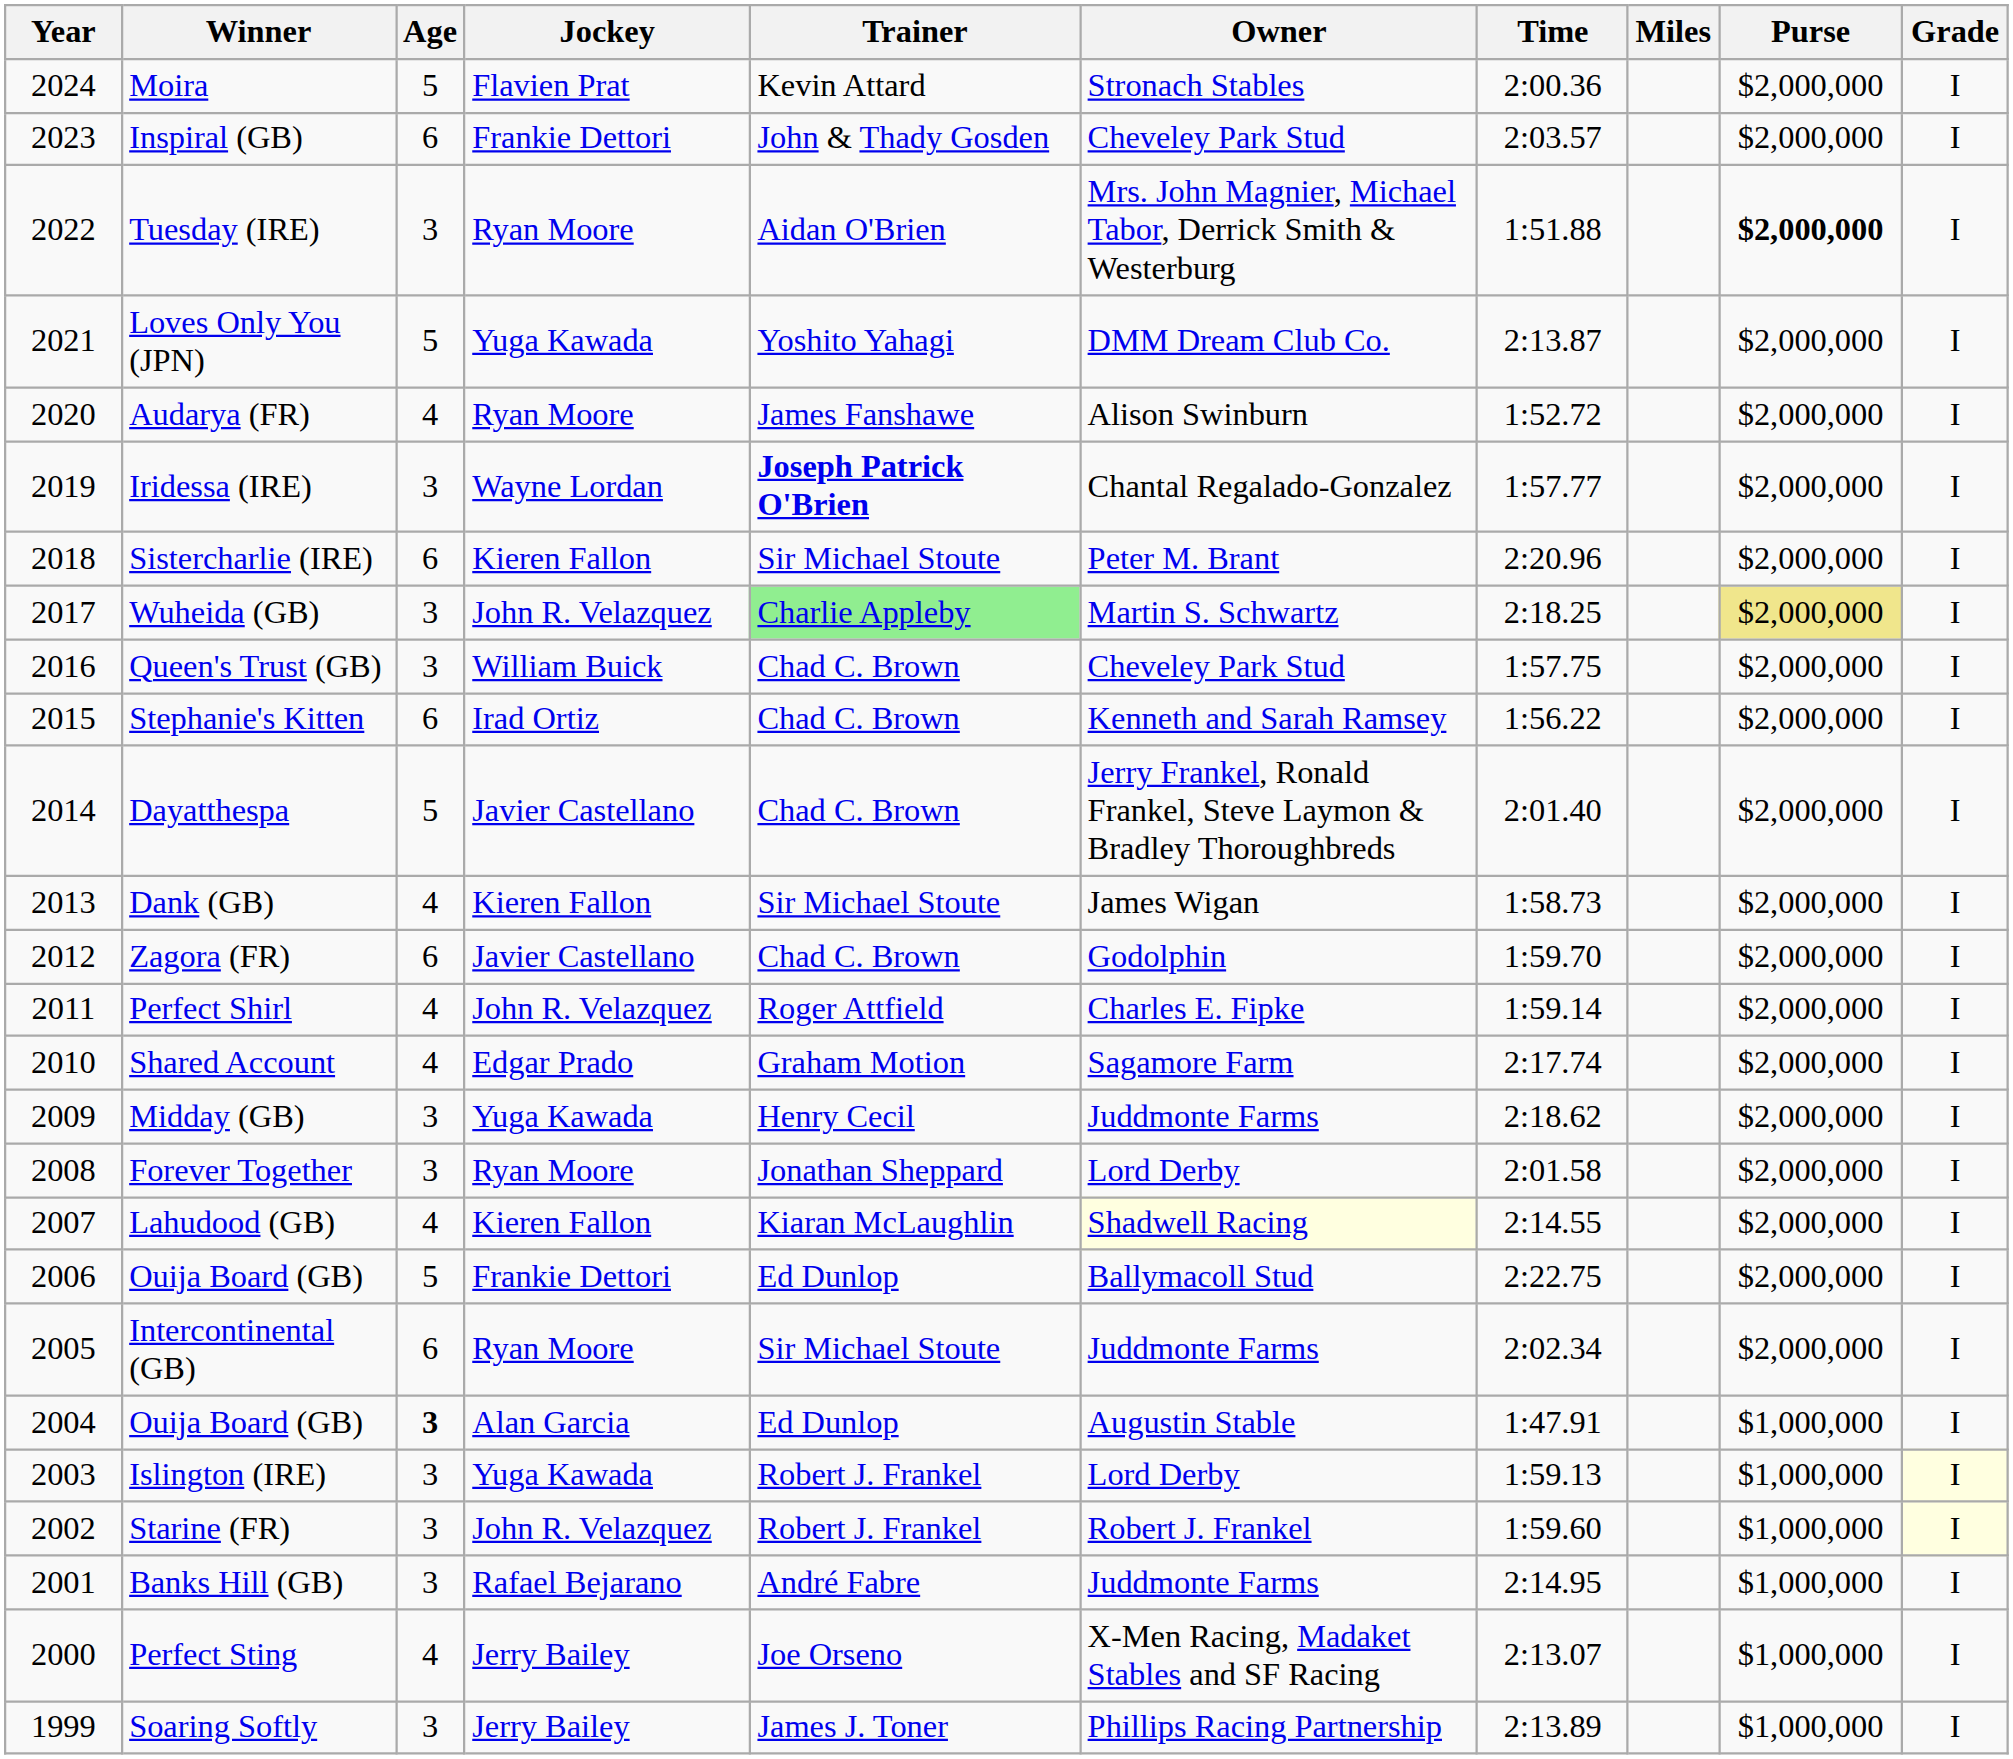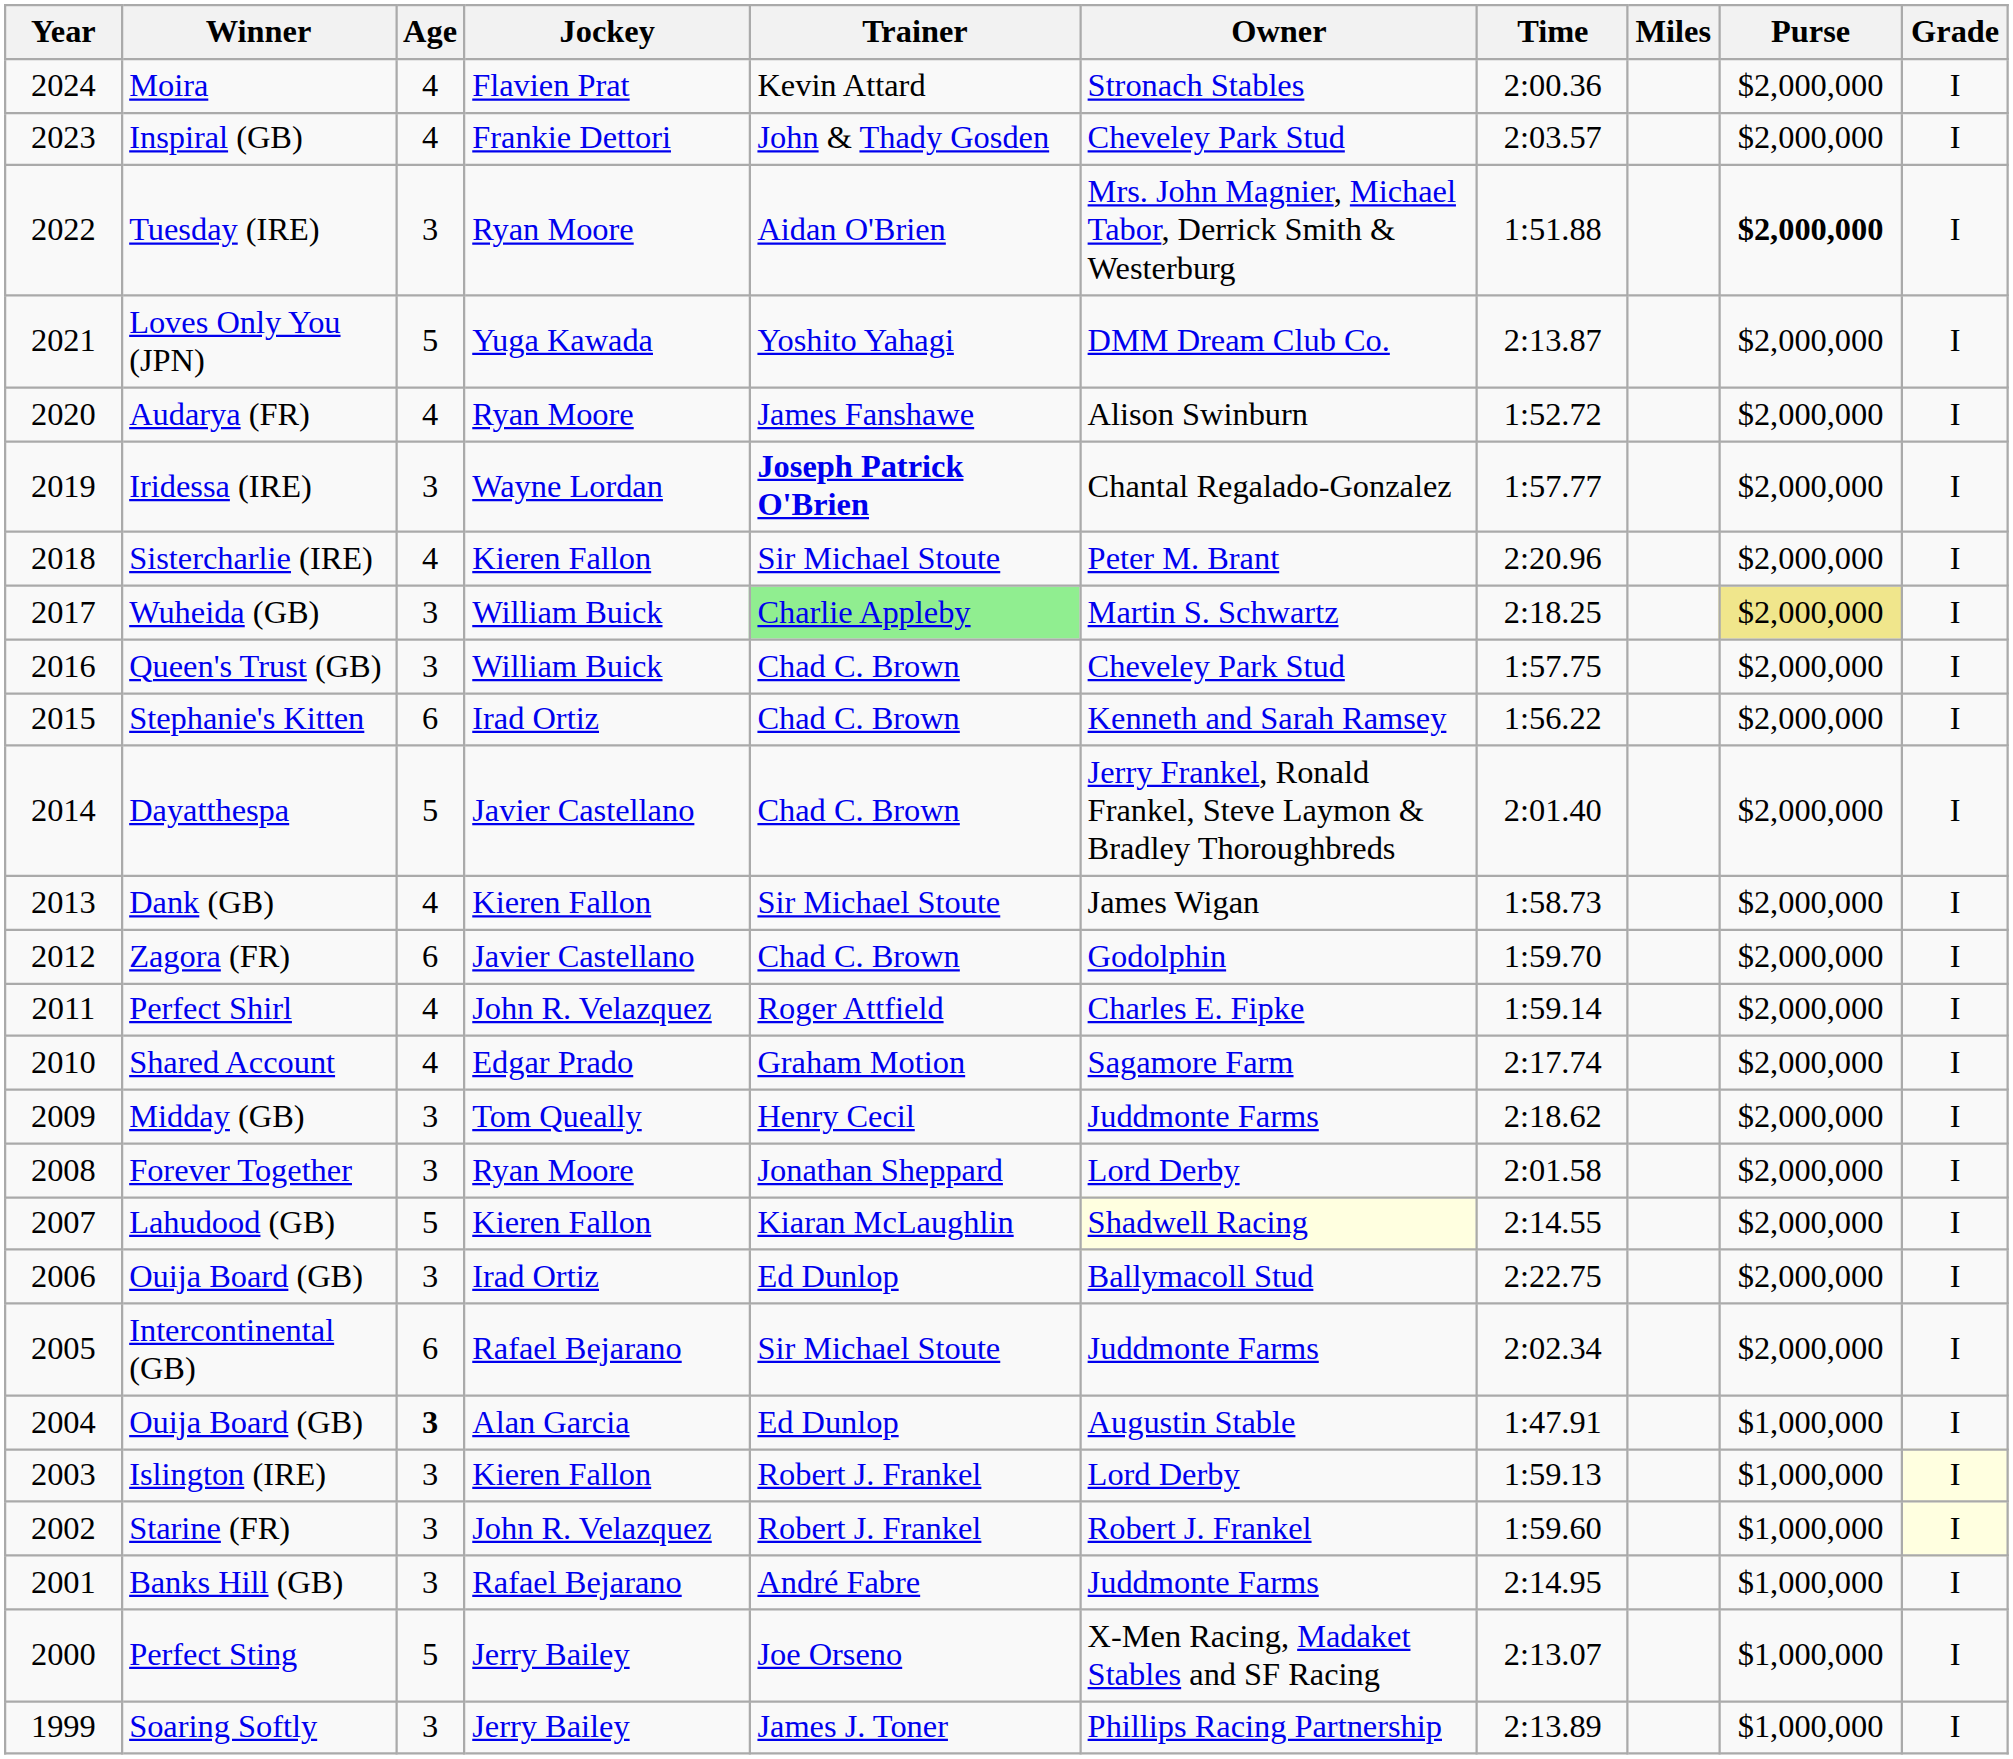(430, 85) 5 -> (430, 85) 4
(430, 138) 6 -> (430, 138) 4
(430, 558) 6 -> (430, 558) 4
(592, 612) John R. Velazquez -> (567, 612) William Buick
(563, 1116) Yuga Kawada -> (557, 1116) Tom Queally
(430, 1222) 4 -> (430, 1222) 5
(430, 1276) 5 -> (430, 1276) 3
(572, 1276) Frankie Dettori -> (536, 1276) Irad Ortiz
(553, 1348) Ryan Moore -> (577, 1348) Rafael Bejarano
(563, 1474) Yuga Kawada -> (562, 1474) Kieren Fallon
(430, 1654) 4 -> (430, 1654) 5
